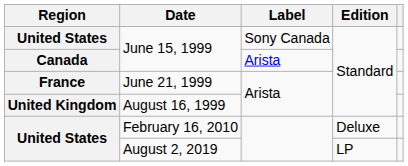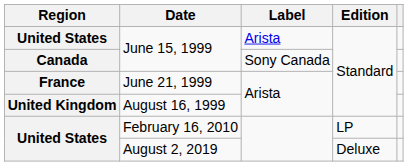(287, 37) Sony Canada -> (262, 37) Arista
(262, 60) Arista -> (287, 60) Sony Canada
(358, 127) Deluxe -> (345, 127) LP
(345, 149) LP -> (358, 149) Deluxe
